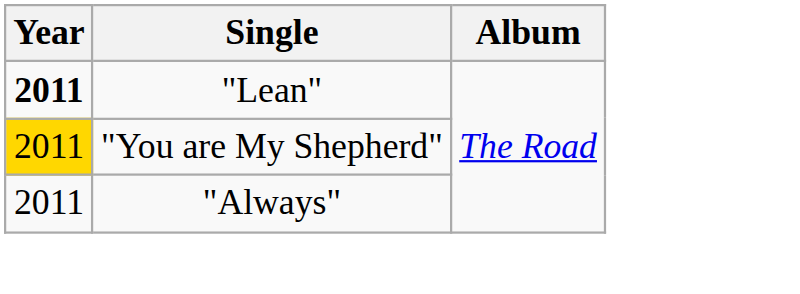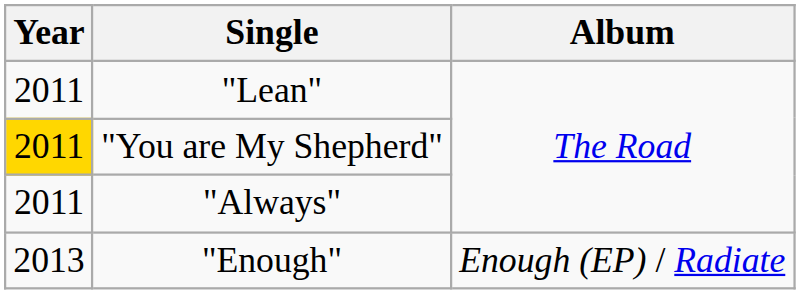(49, 89) bold -> (49, 89) normal
+ row: (272, 259)
